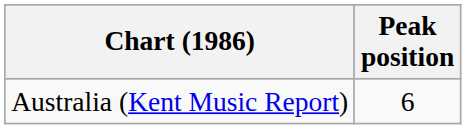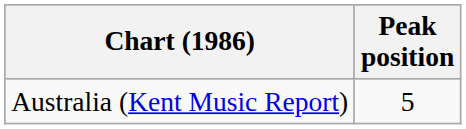(408, 100) 6 -> (408, 100) 5
